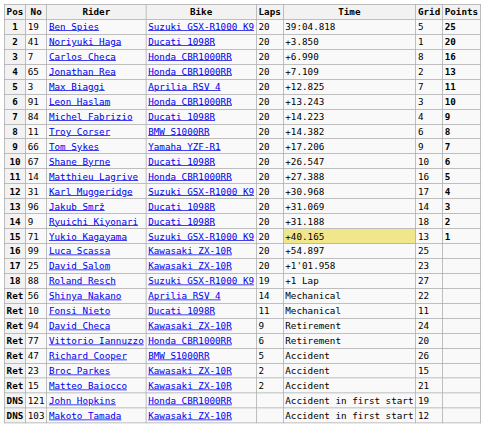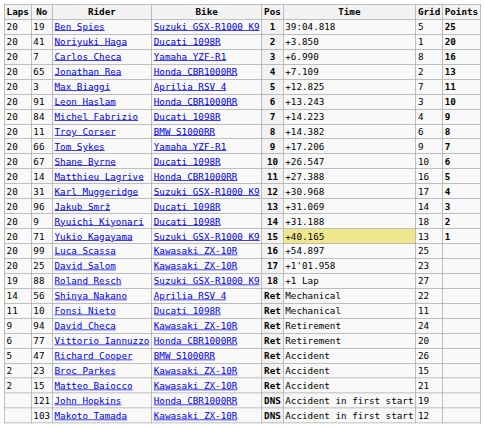columns swapped: (15, 12) <-> (270, 12)
(190, 57) Honda CBR1000RR -> (190, 57) Yamaha YZF-R1
